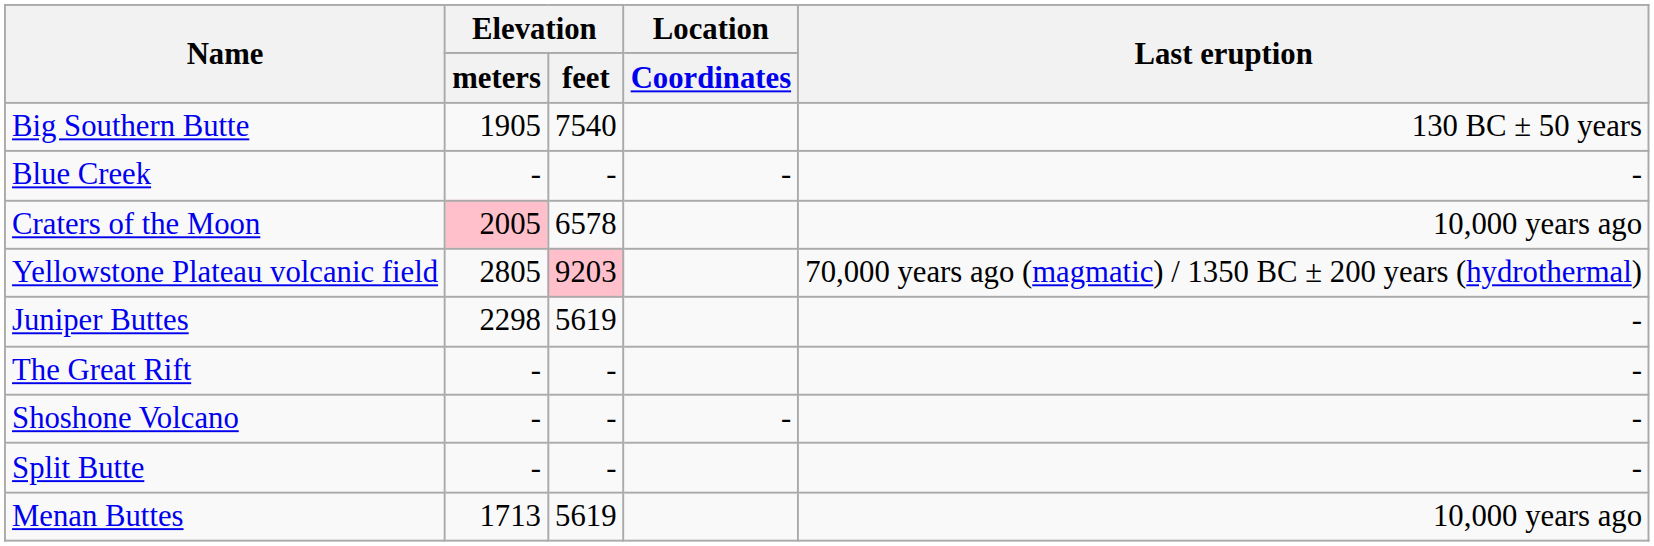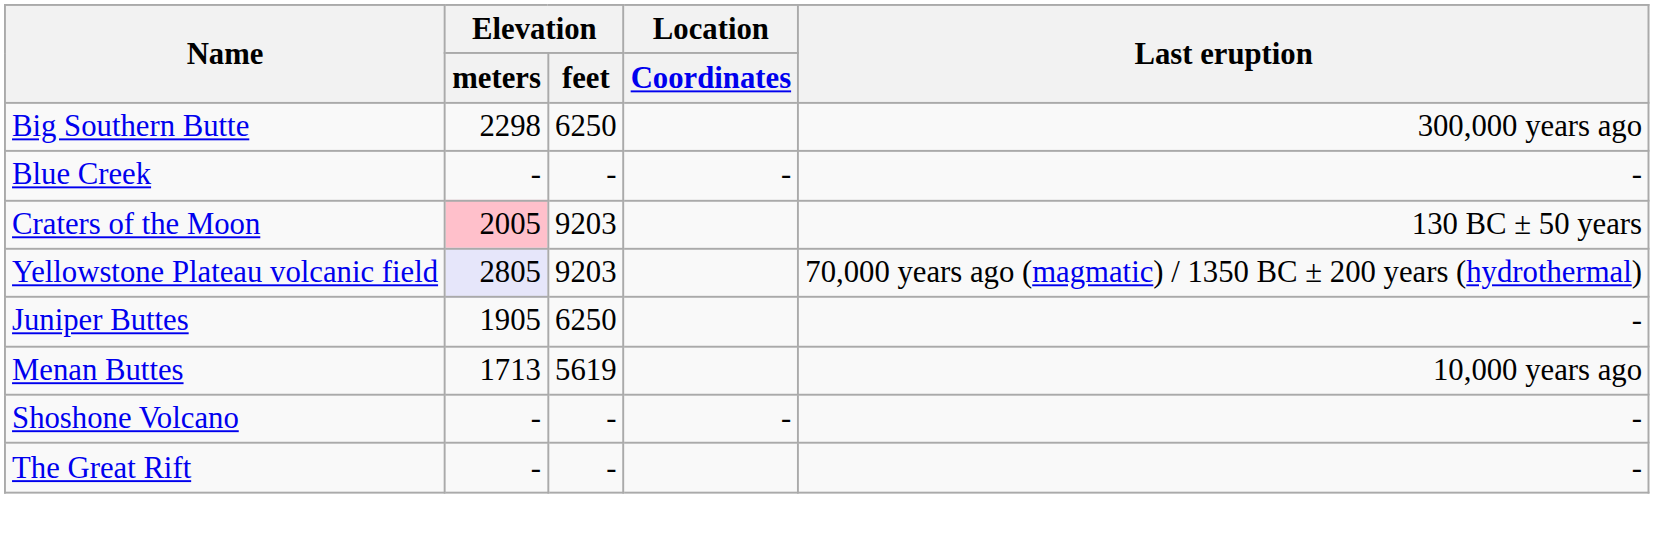(510, 126) 1905 -> (510, 126) 2298
(586, 126) 7540 -> (586, 126) 6250
(1527, 126) 130 BC ± 50 years -> (1530, 126) 300,000 years ago
(586, 223) 6578 -> (586, 223) 9203
(1537, 223) 10,000 years ago -> (1527, 223) 130 BC ± 50 years
(510, 272) no background -> (510, 272) lavender background
(586, 272) pink background -> (586, 272) no background
(510, 321) 2298 -> (510, 321) 1905
(586, 321) 5619 -> (586, 321) 6250
rows swapped: (98, 516) <-> (102, 369)
- row: (78, 467)
